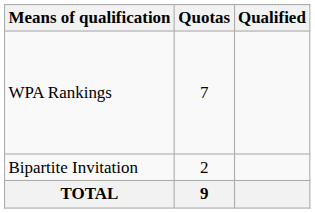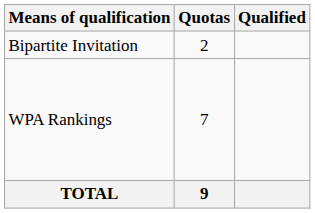rows swapped: (60, 92) <-> (73, 167)
